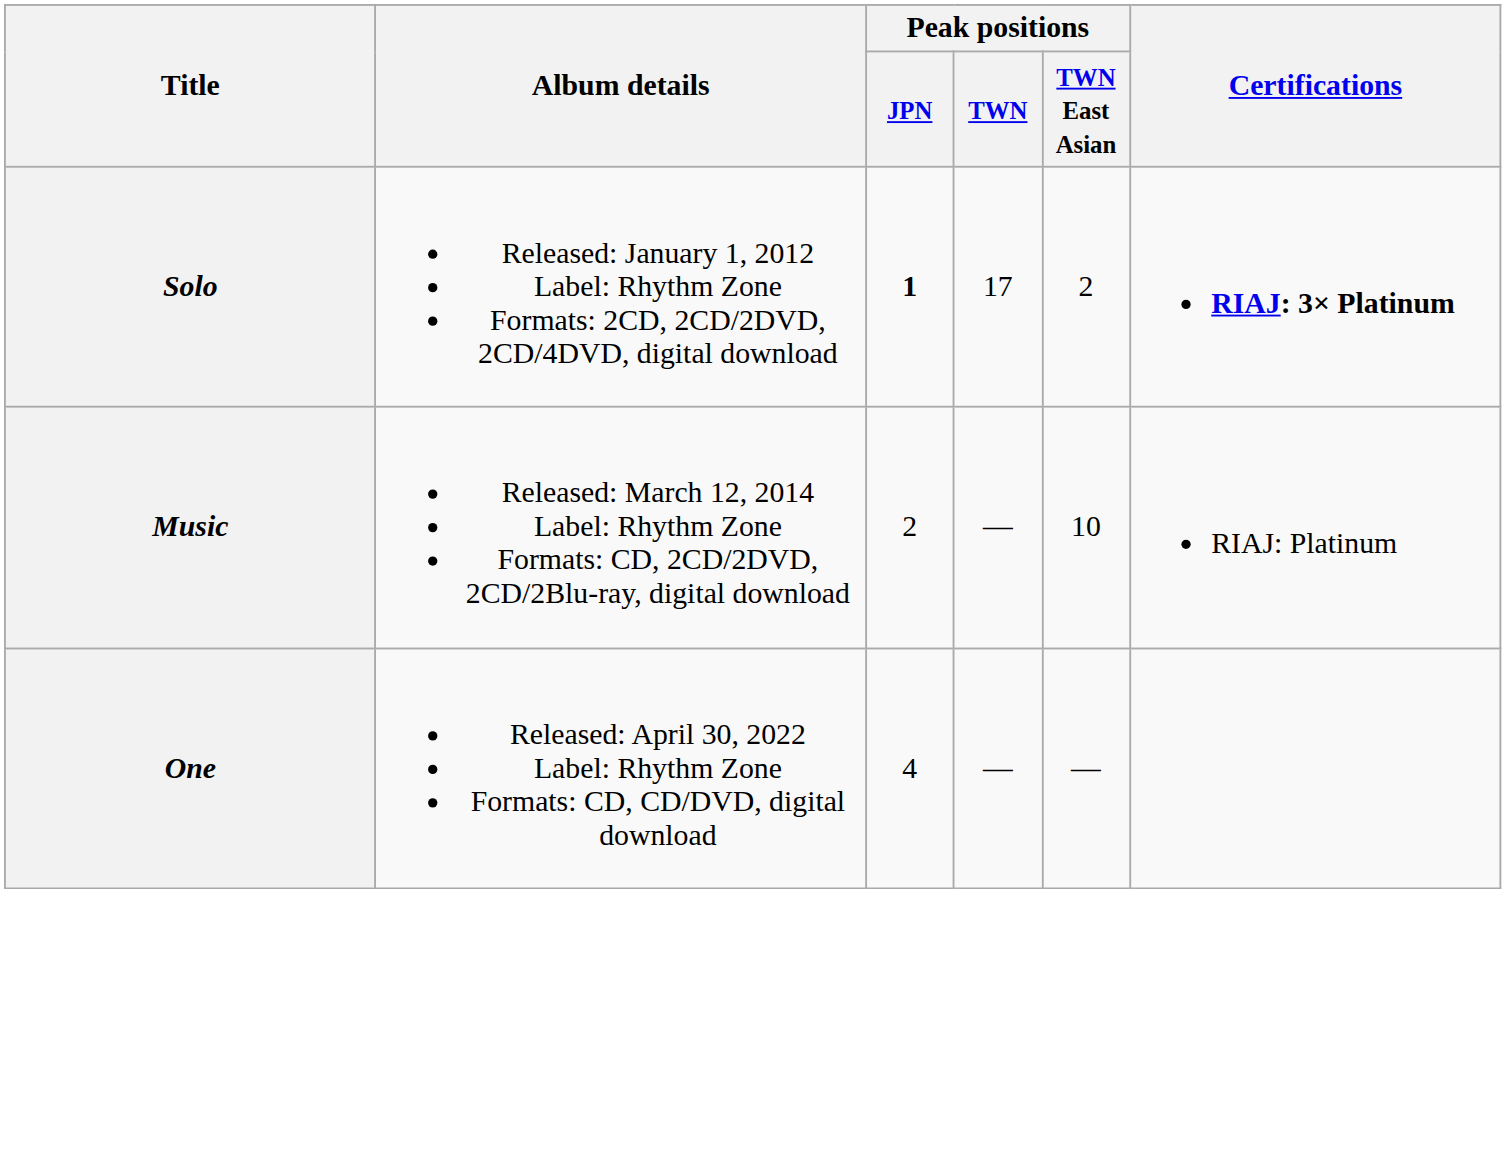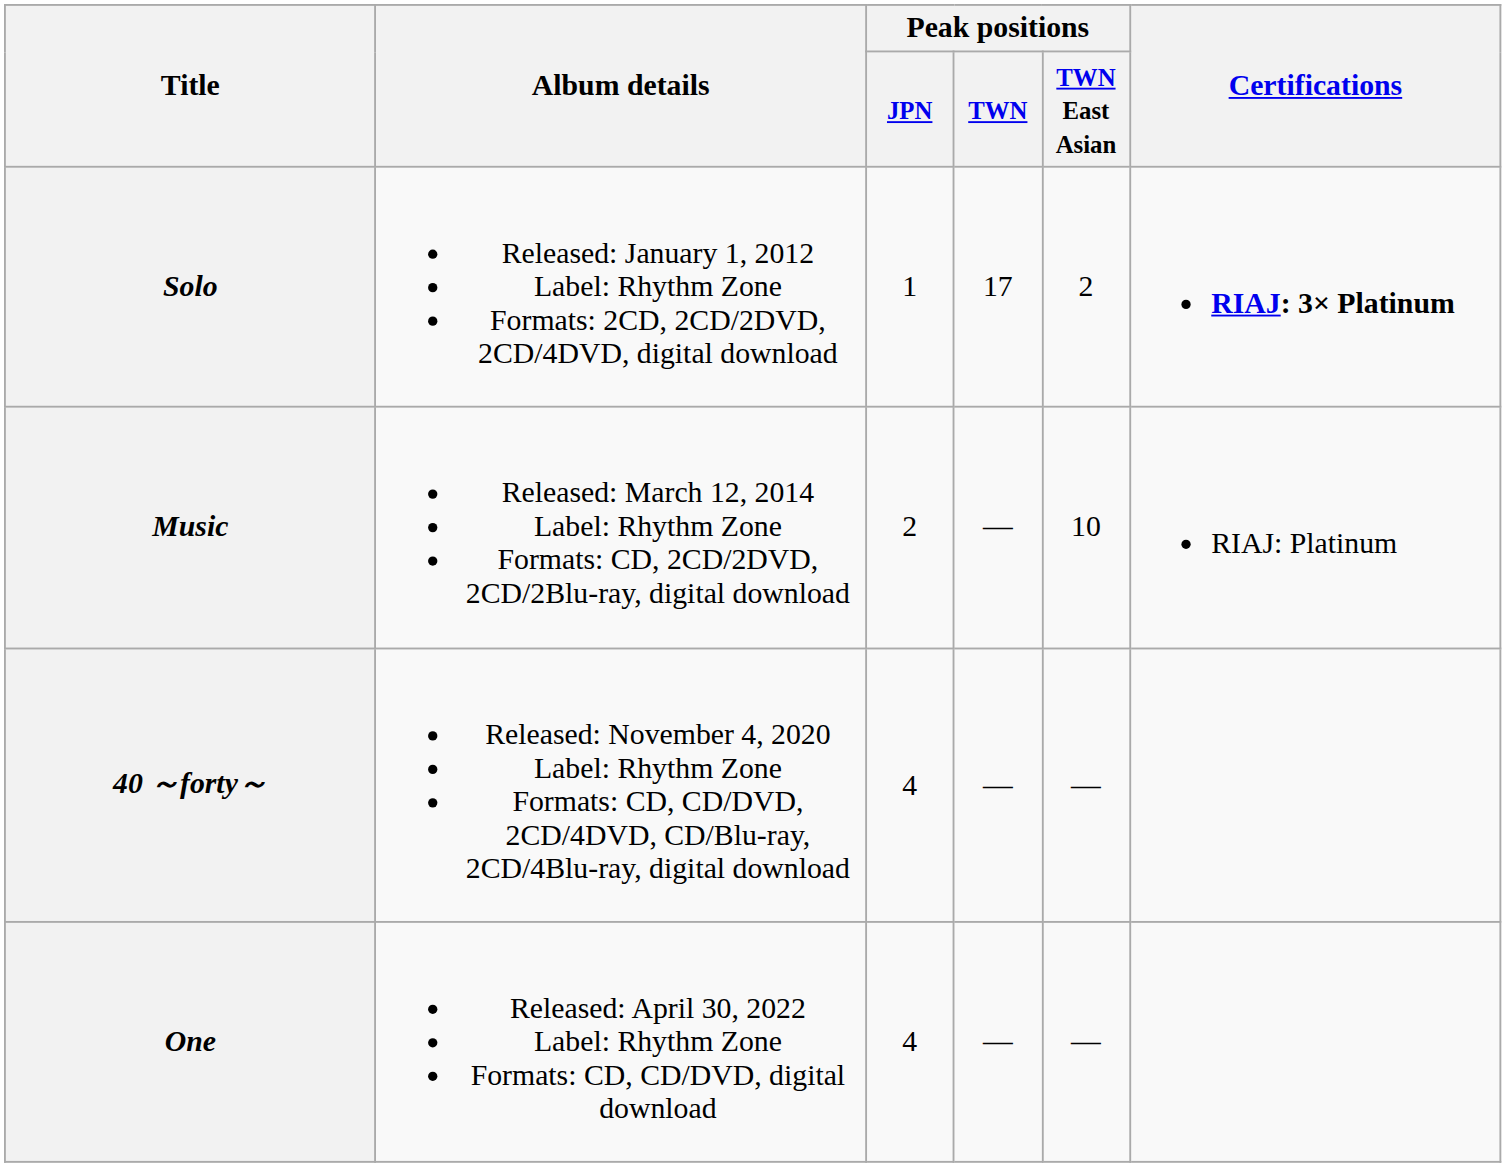(910, 286) bold -> (910, 286) normal
+ row: (190, 783)
